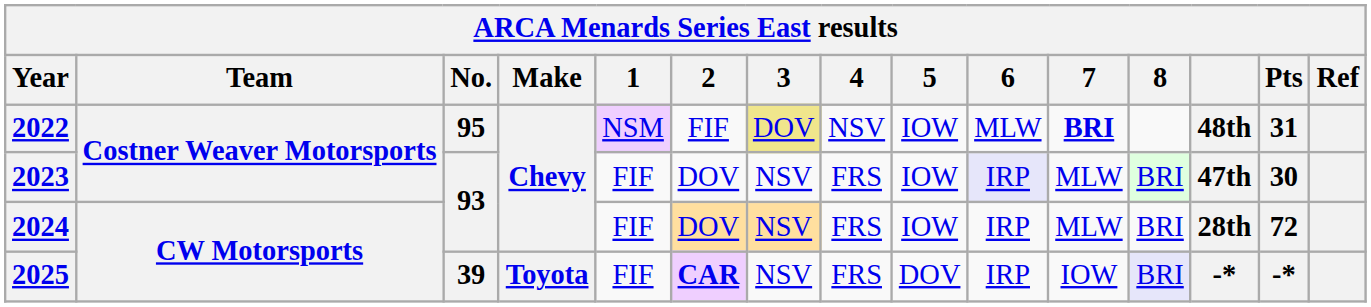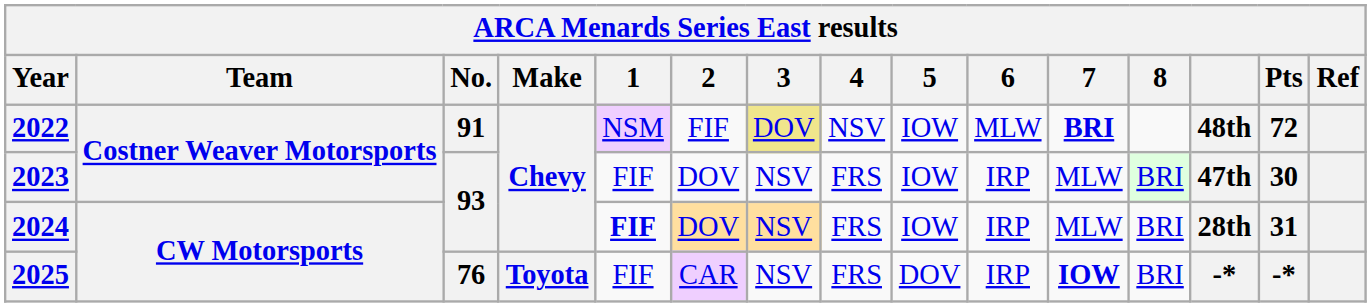(471, 127) 95 -> (471, 127) 91
(1284, 127) 31 -> (1284, 127) 72
(1008, 176) lavender background -> (1008, 176) no background
(633, 226) normal -> (633, 226) bold
(1284, 226) 72 -> (1284, 226) 31
(471, 275) 39 -> (471, 275) 76
(708, 275) bold -> (708, 275) normal
(1089, 275) normal -> (1089, 275) bold
(1160, 275) lavender background -> (1160, 275) no background
